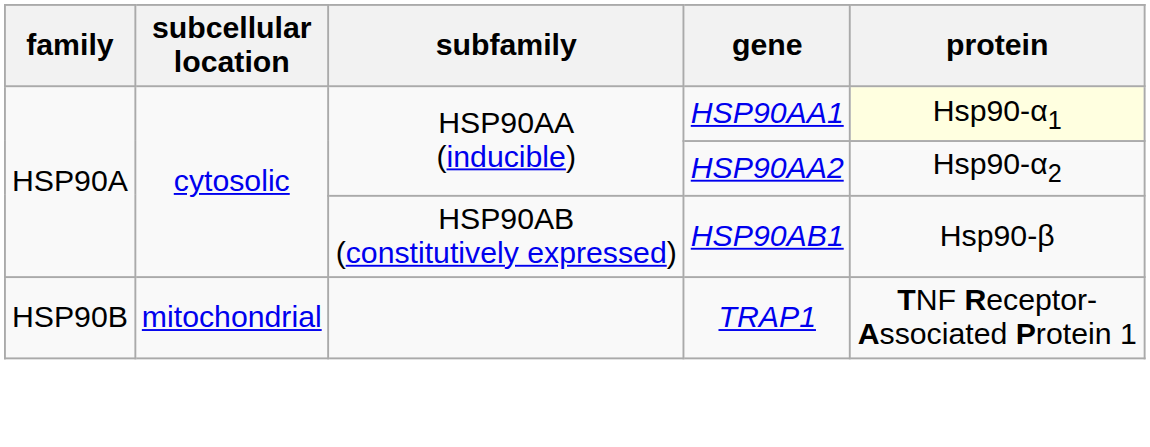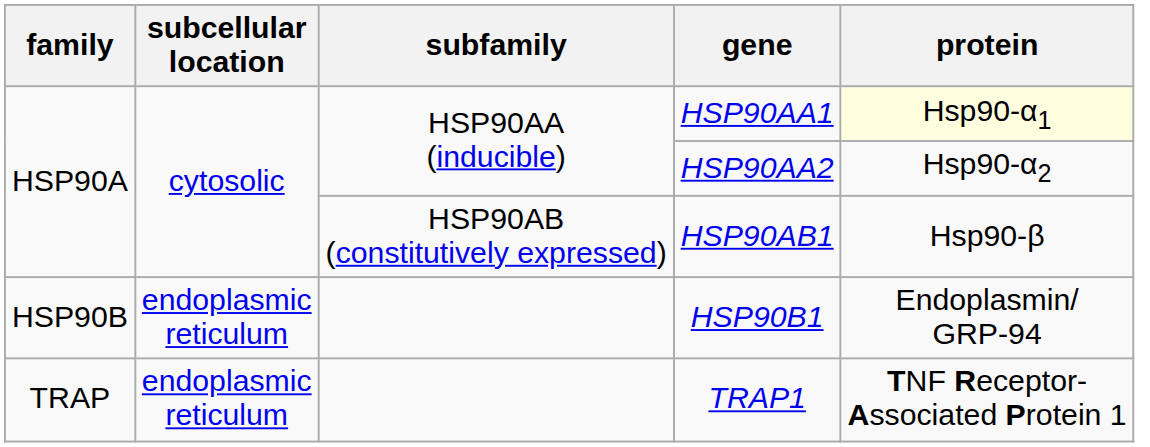+ row: (757, 317)
(70, 317) HSP90B -> (70, 399) TRAP
(232, 317) mitochondrial -> (227, 399) endoplasmic reticulum
